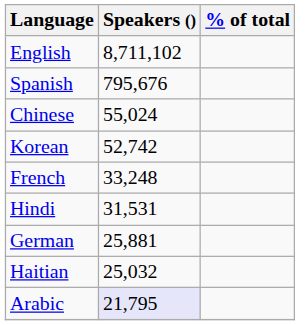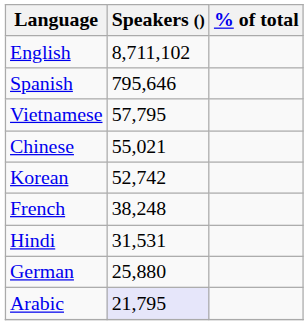(135, 83) 795,676 -> (144, 83) 795,646
+ row: (56, 114)
(130, 114) 55,024 -> (139, 146) 55,021
(130, 177) 33,248 -> (139, 209) 38,248
(130, 240) 25,881 -> (139, 271) 25,880
- row: (39, 271)
